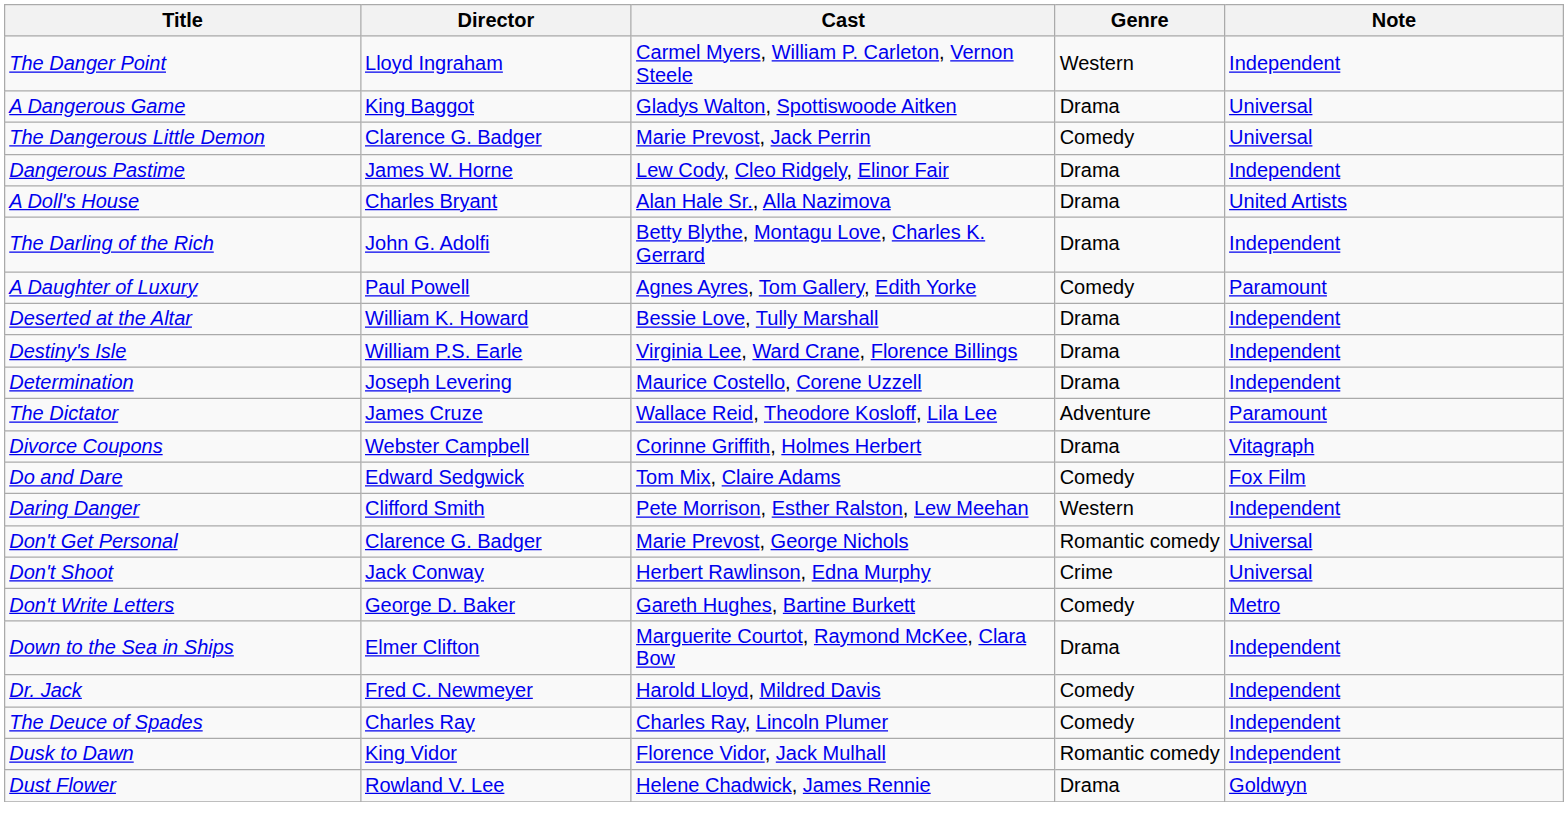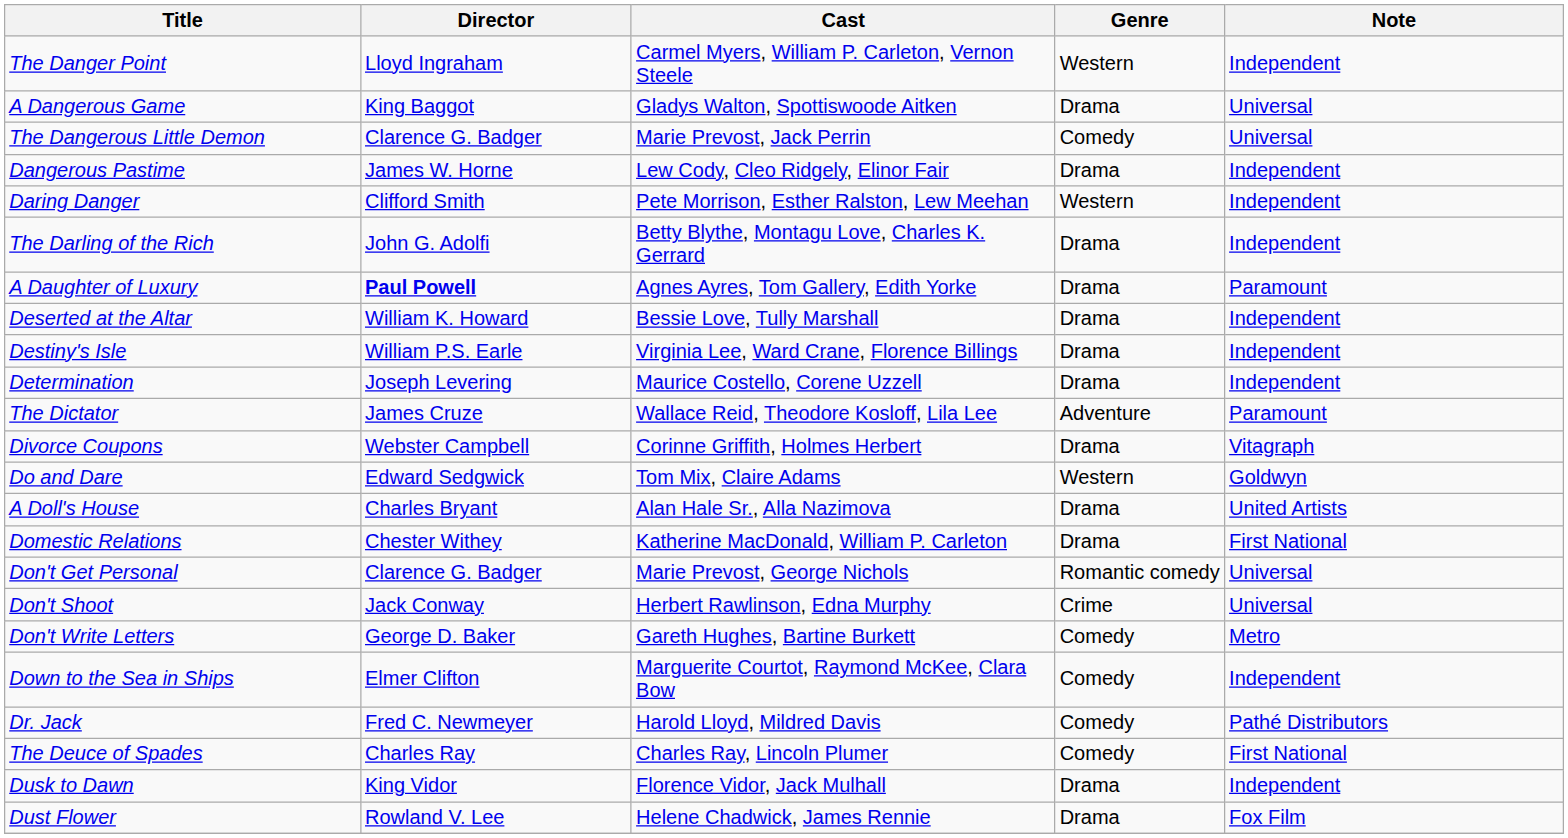rows swapped: (74, 509) <-> (74, 201)
(417, 287) normal -> (421, 287) bold
(1097, 287) Comedy -> (1090, 287) Drama
(1097, 477) Comedy -> (1097, 477) Western
(1267, 477) Fox Film -> (1268, 477) Goldwyn
+ row: (95, 541)
(1090, 647) Drama -> (1097, 679) Comedy
(1285, 690) Independent -> (1309, 722) Pathé Distributors
(1285, 722) Independent -> (1288, 753) First National
(1140, 753) Romantic comedy -> (1090, 785) Drama
(1268, 785) Goldwyn -> (1267, 817) Fox Film
